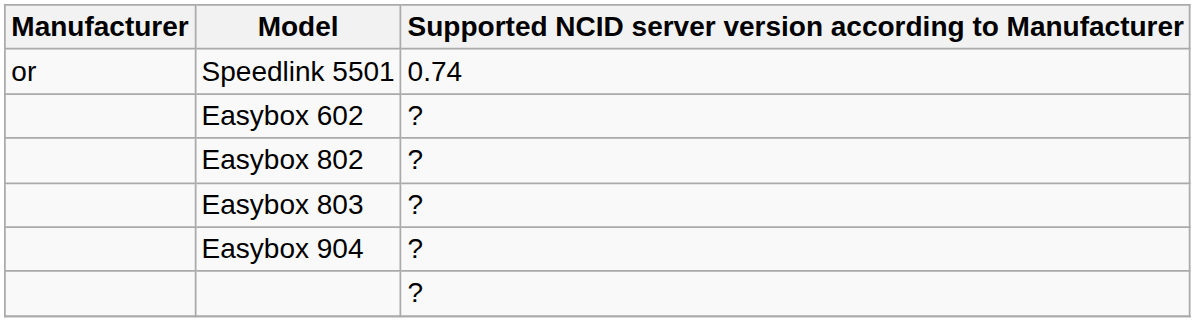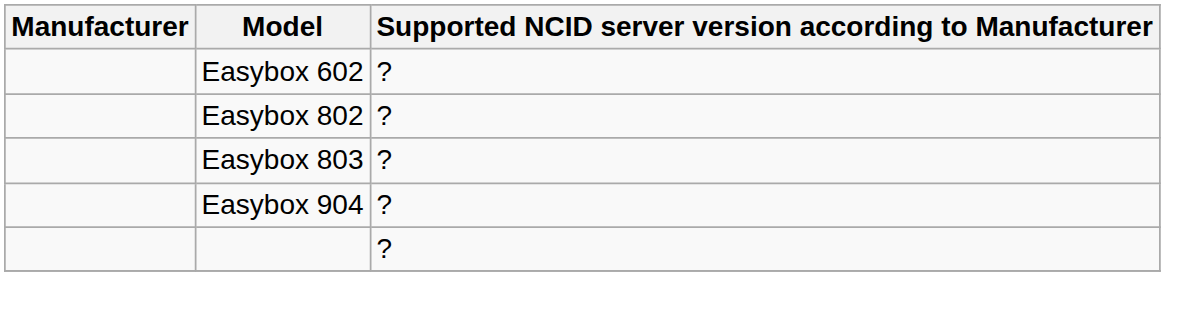- row: (24, 71)
